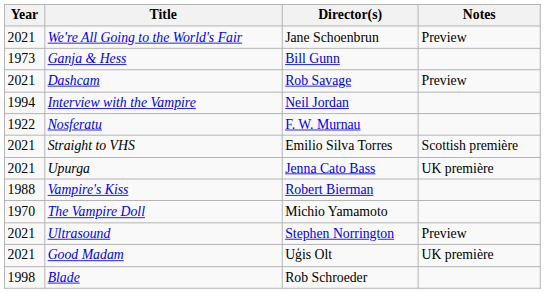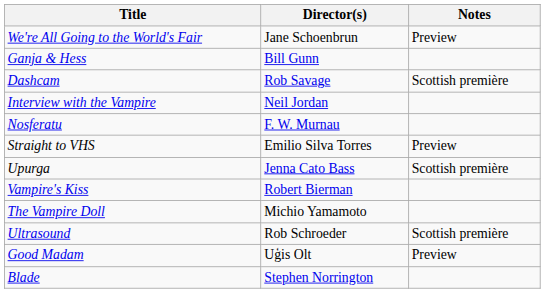- column: (24, 15)
(444, 80) Preview -> (460, 80) Scottish première
(470, 146) Scottish première -> (434, 146) Preview
(458, 168) UK première -> (460, 168) Scottish première
(340, 233) Stephen Norrington -> (305, 233) Rob Schroeder
(444, 233) Preview -> (460, 233) Scottish première
(458, 255) UK première -> (434, 255) Preview
(326, 277) Rob Schroeder -> (319, 277) Stephen Norrington
